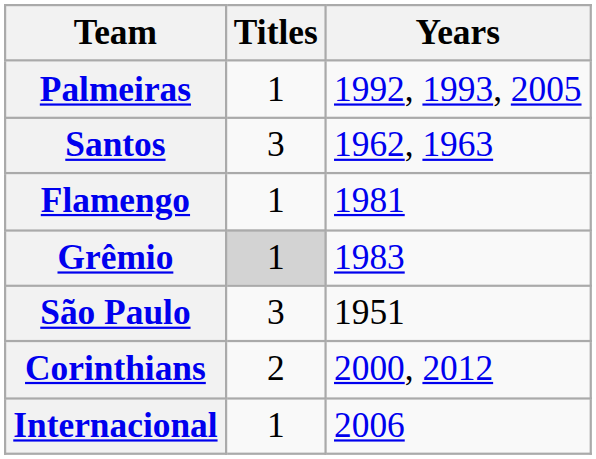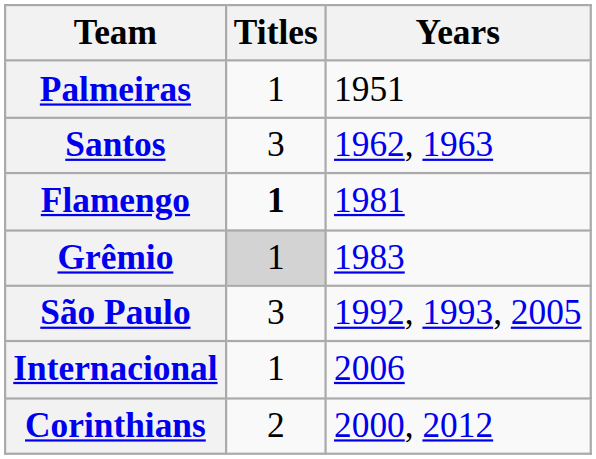(458, 88) 1992, 1993, 2005 -> (369, 88) 1951
(276, 200) normal -> (276, 200) bold
(369, 312) 1951 -> (458, 312) 1992, 1993, 2005
rows swapped: (115, 425) <-> (115, 369)
